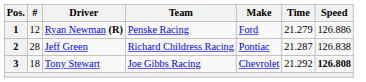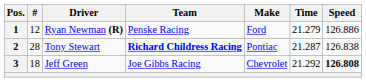(66, 47) Jeff Green -> (72, 47) Tony Stewart
(181, 47) normal -> (185, 47) bold
(72, 64) Tony Stewart -> (66, 64) Jeff Green
